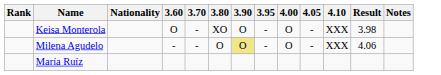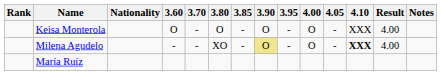+ column: (243, 12)
(220, 29) XO -> (220, 29) O
(367, 29) 3.98 -> (390, 29) 4.00
(220, 45) O -> (220, 45) XO
(337, 45) normal -> (360, 45) bold
(367, 45) 4.06 -> (390, 45) 4.00
